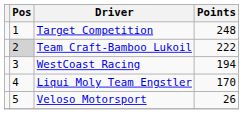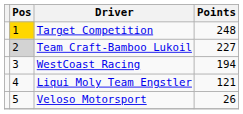(15, 31) no background -> (15, 31) gold background
(226, 48) 222 -> (226, 48) 227
(226, 83) 170 -> (226, 83) 121
